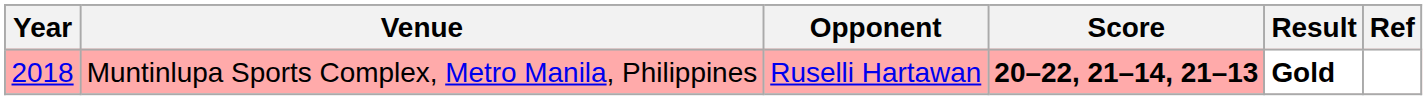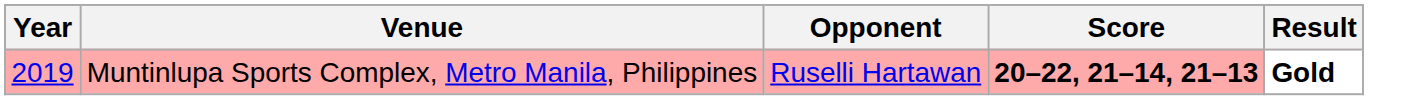- column: (1392, 27)
(43, 72) 2018 -> (43, 72) 2019
